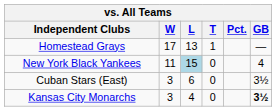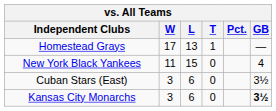(191, 64) lightblue background -> (191, 64) no background
(191, 98) 4 -> (191, 98) 6
